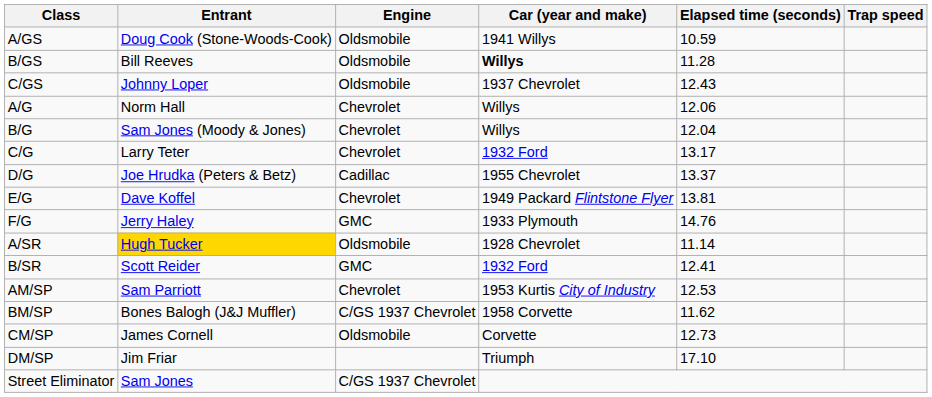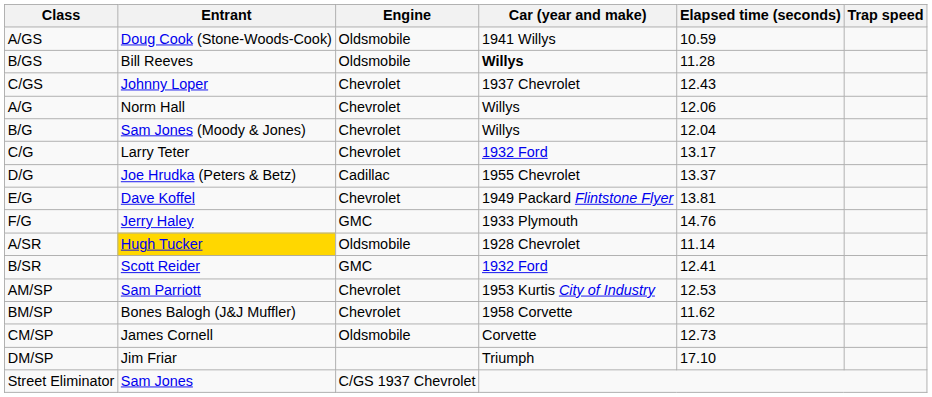(375, 84) Oldsmobile -> (369, 84) Chevrolet
(407, 312) C/GS 1937 Chevrolet -> (369, 312) Chevrolet
